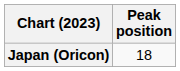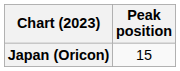(144, 54) 18 -> (144, 54) 15
